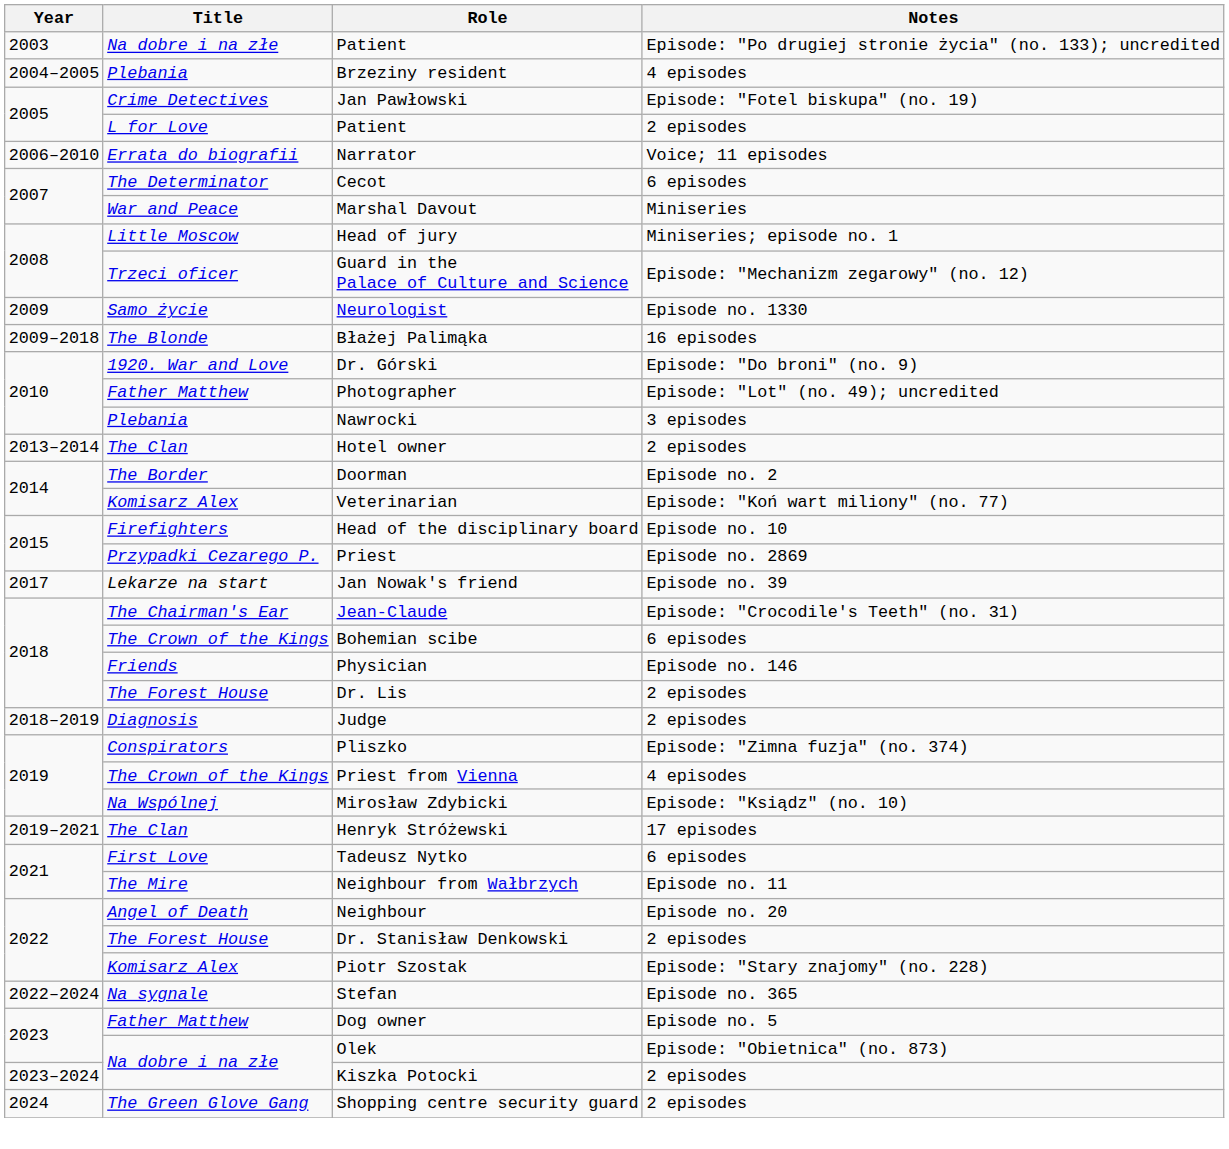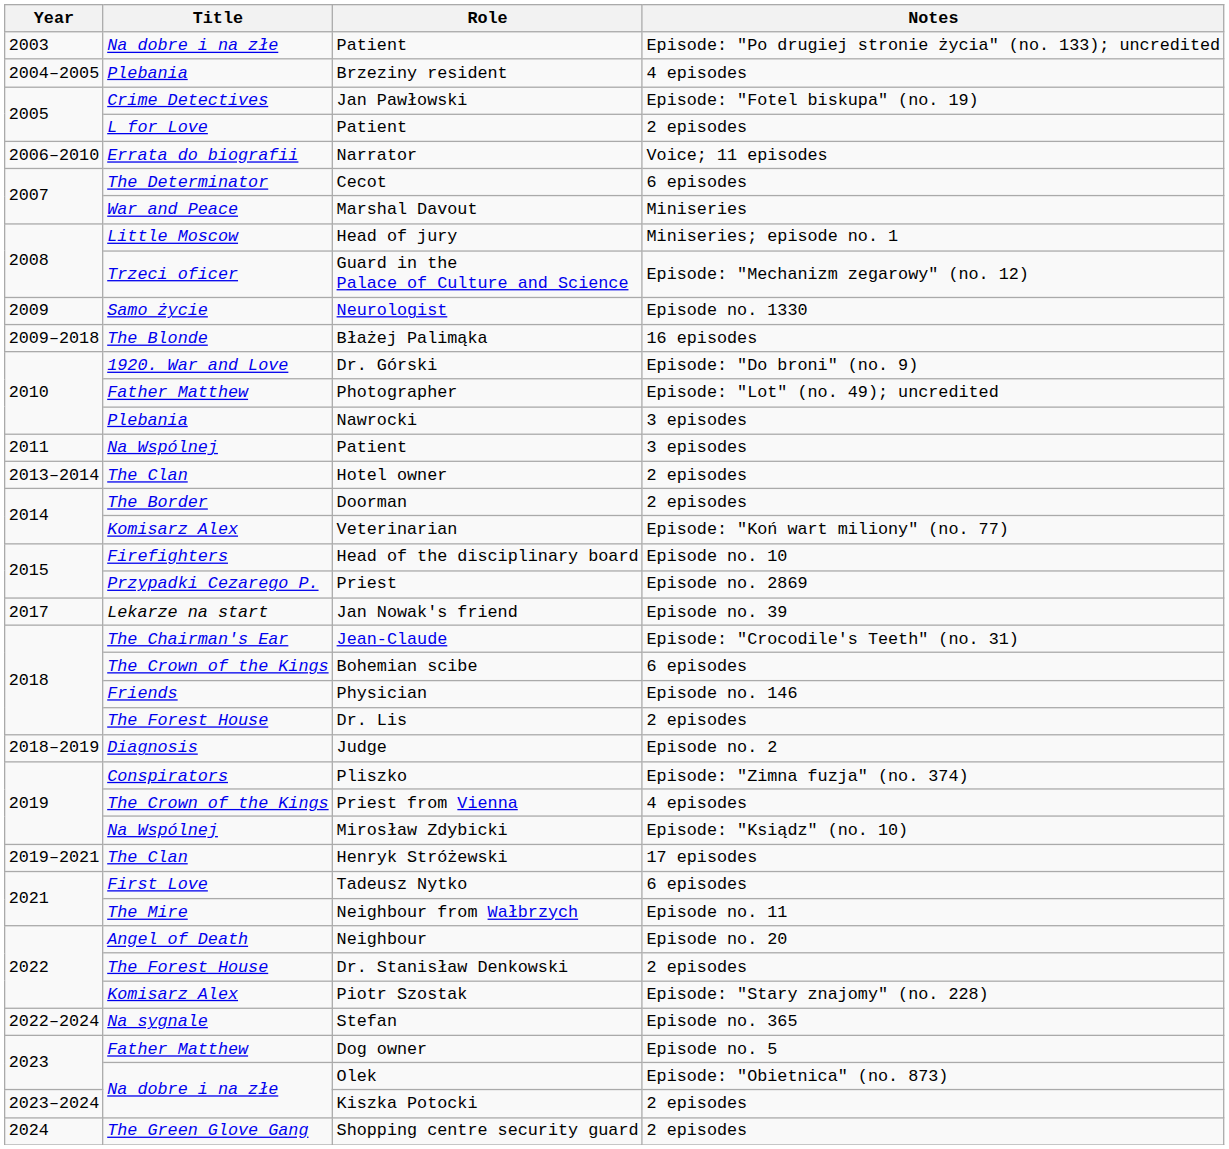+ row: (163, 448)
(712, 475) Episode no. 2 -> (697, 502) 2 episodes
(697, 721) 2 episodes -> (712, 748) Episode no. 2
